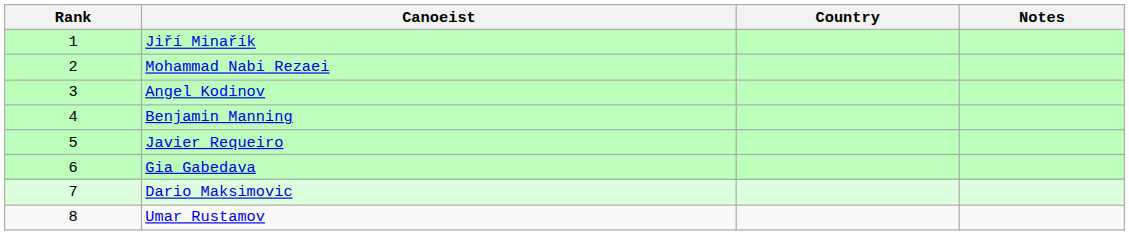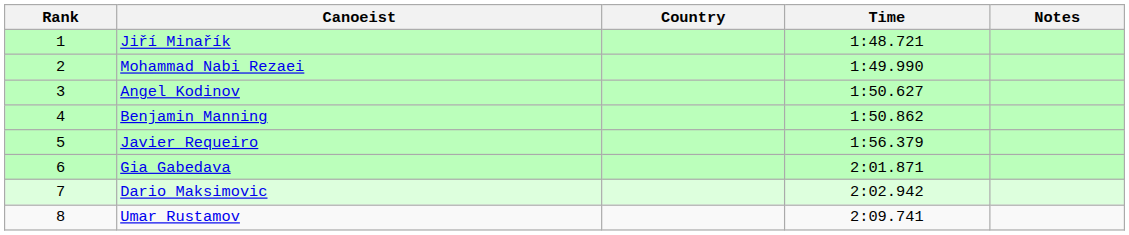+ column: (887, 17)
